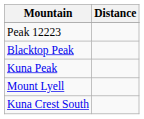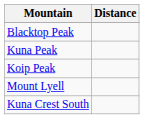- row: (34, 31)
+ row: (31, 68)
